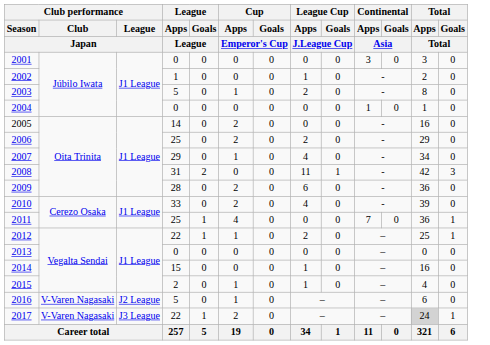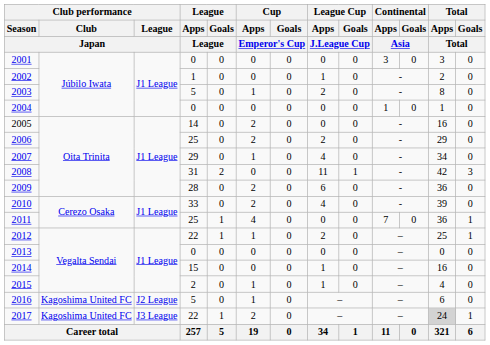(78, 300) V-Varen Nagasaki -> (86, 300) Kagoshima United FC
(78, 316) V-Varen Nagasaki -> (86, 316) Kagoshima United FC
